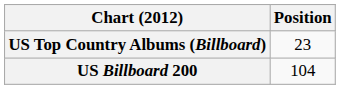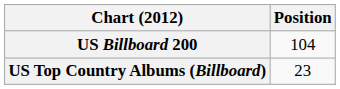rows swapped: (137, 71) <-> (137, 44)
